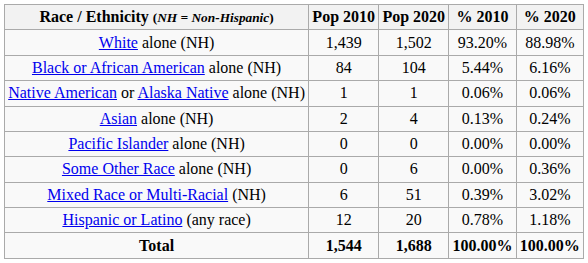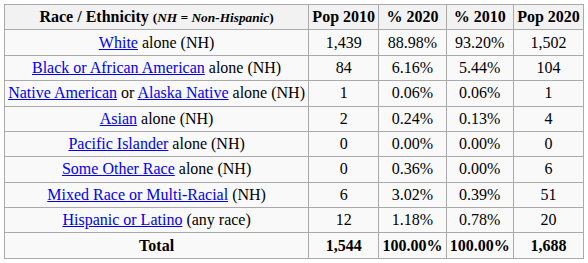columns swapped: (414, 17) <-> (550, 17)
